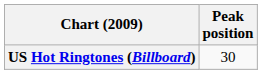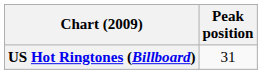(228, 57) 30 -> (228, 57) 31
